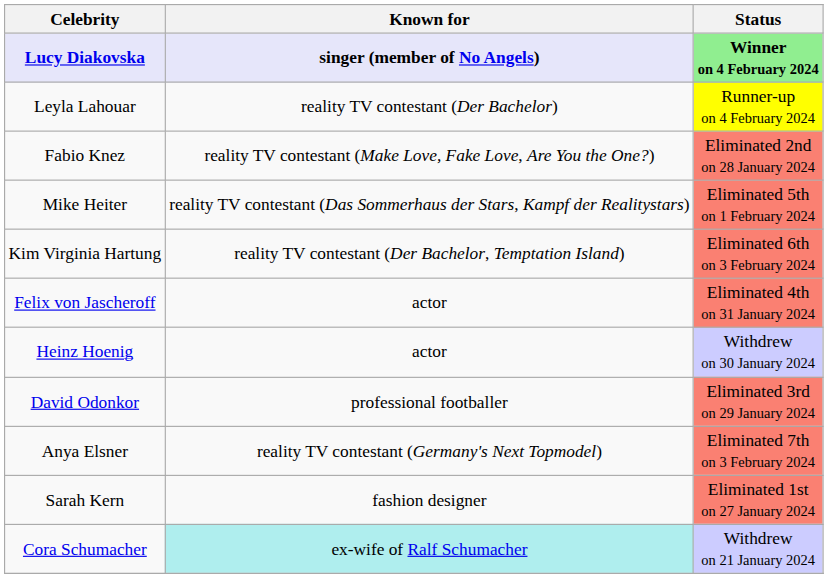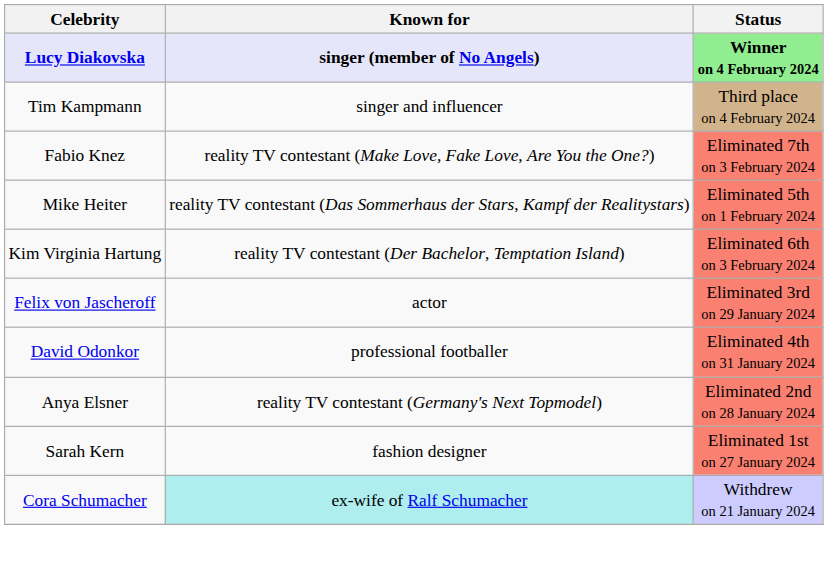- row: (85, 106)
+ row: (85, 106)
(758, 156) Eliminated 2nd on 28 January 2024 -> (758, 156) Eliminated 7th on 3 February 2024
(758, 303) Eliminated 4th on 31 January 2024 -> (758, 303) Eliminated 3rd on 29 January 2024
- row: (85, 352)
(758, 401) Eliminated 3rd on 29 January 2024 -> (758, 352) Eliminated 4th on 31 January 2024
(758, 450) Eliminated 7th on 3 February 2024 -> (758, 401) Eliminated 2nd on 28 January 2024
